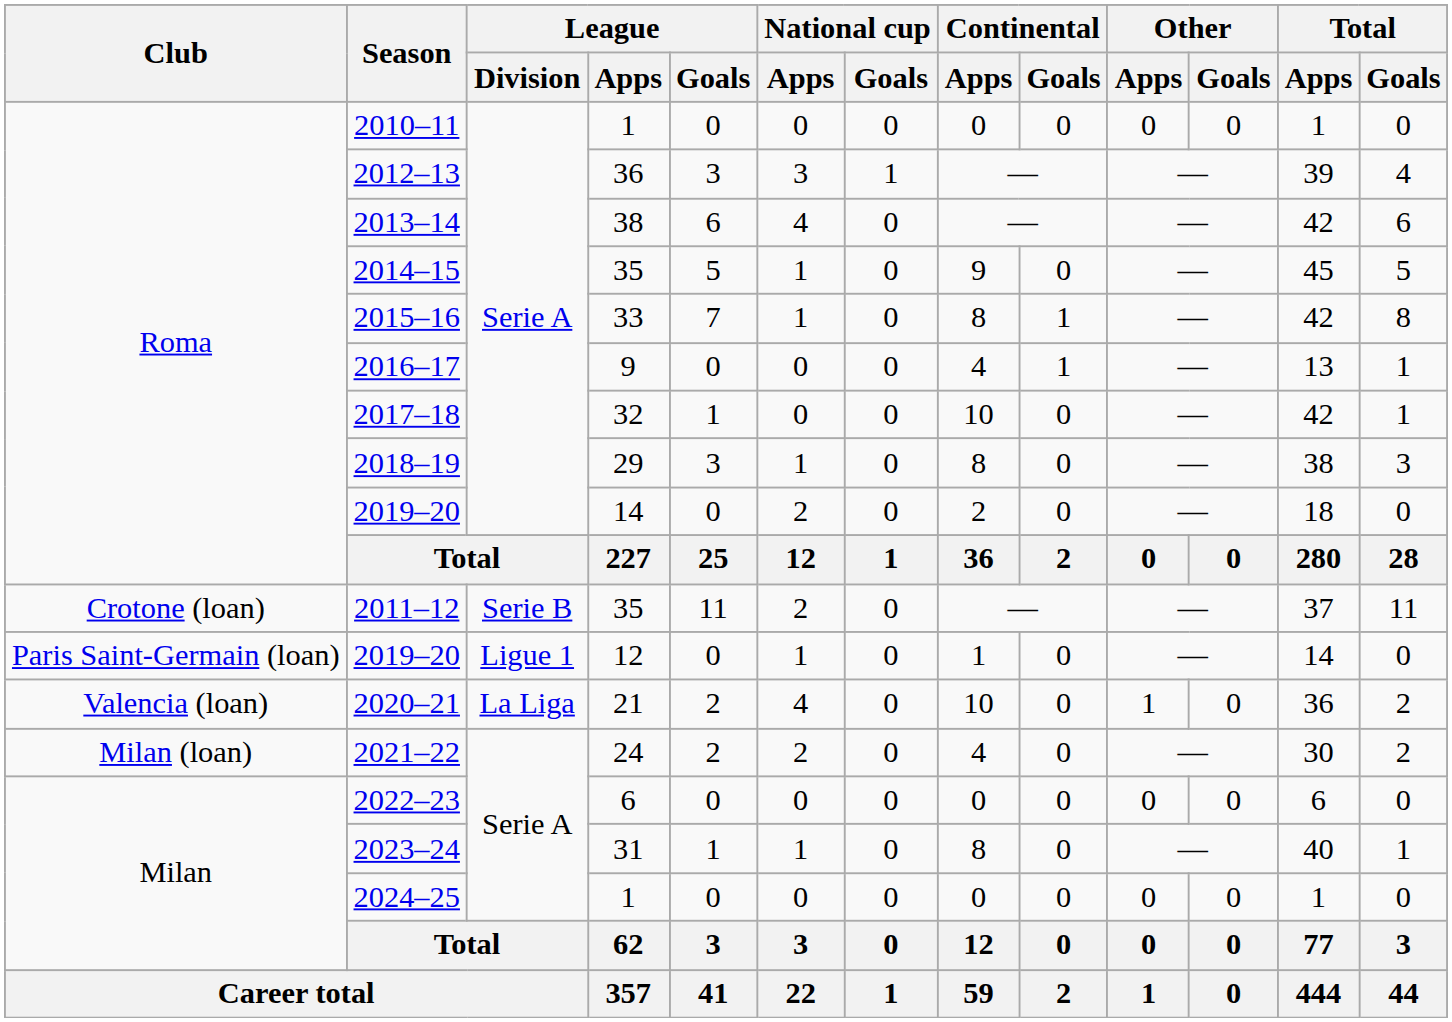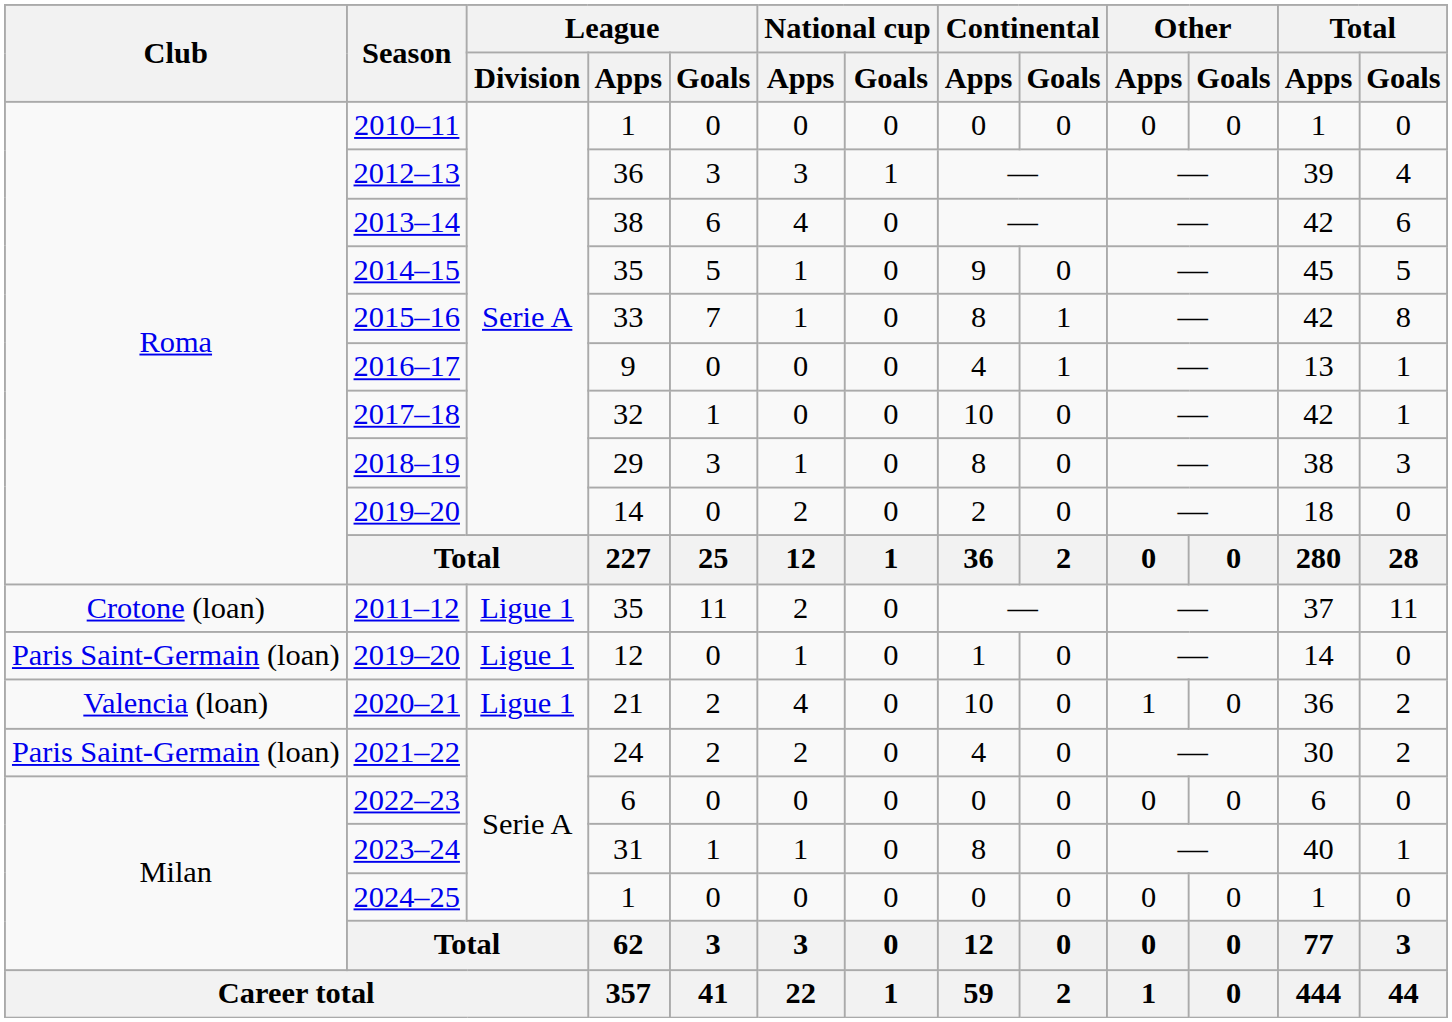(527, 607) Serie B -> (527, 607) Ligue 1
(527, 703) La Liga -> (527, 703) Ligue 1
(176, 751) Milan (loan) -> (176, 751) Paris Saint-Germain (loan)
